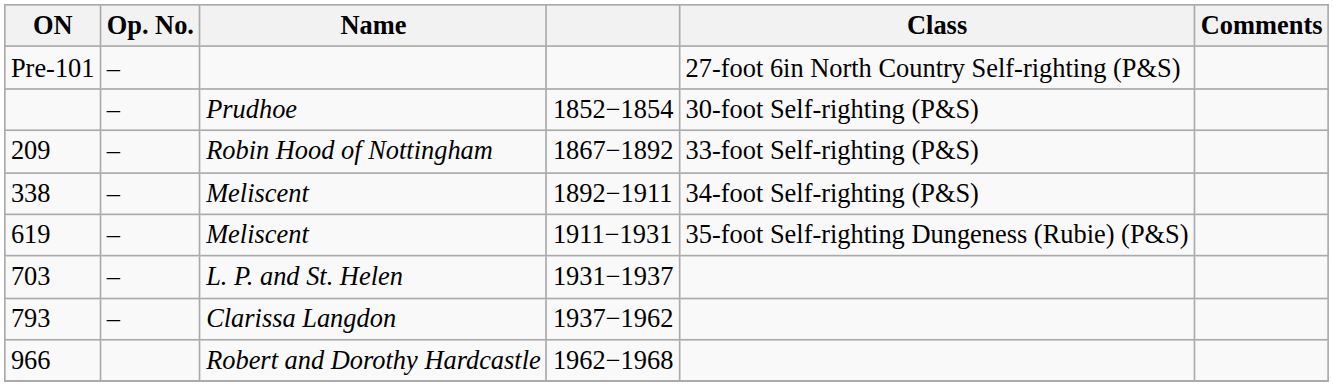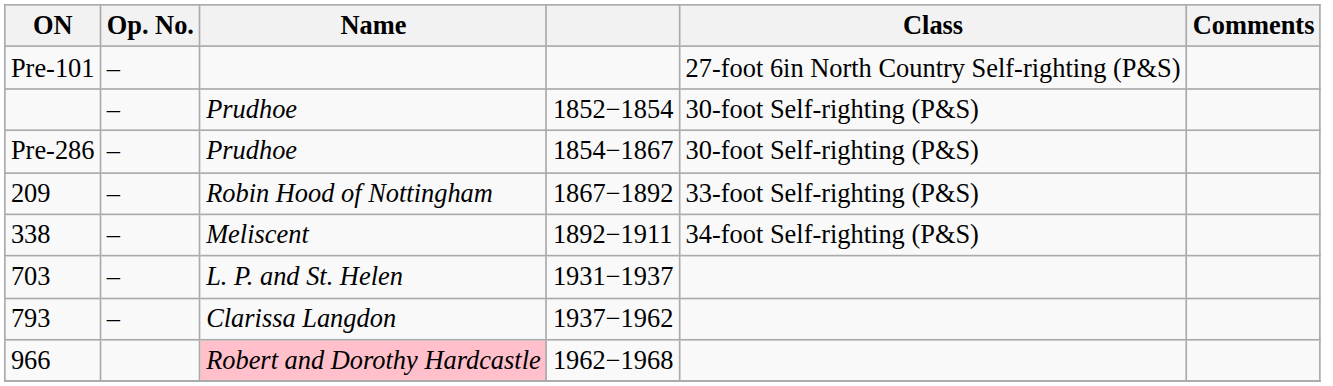+ row: (53, 151)
- row: (31, 234)
(373, 360) no background -> (373, 360) pink background
